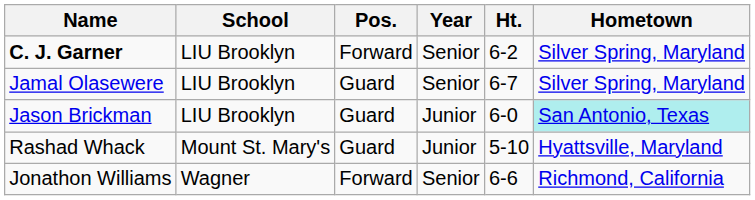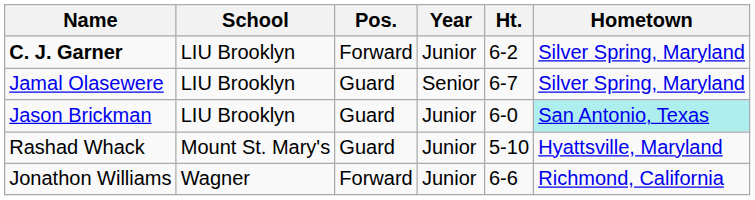(451, 52) Senior -> (449, 52) Junior
(451, 178) Senior -> (449, 178) Junior
